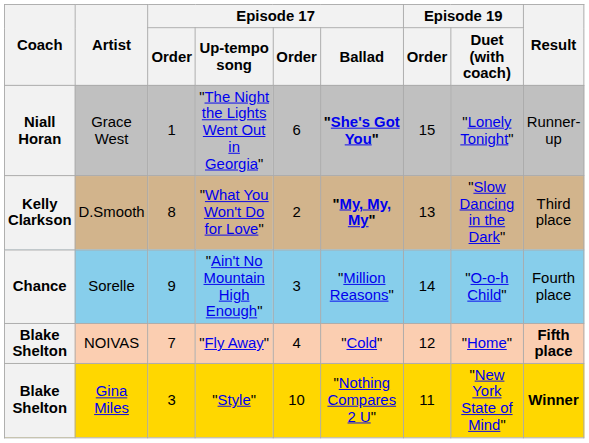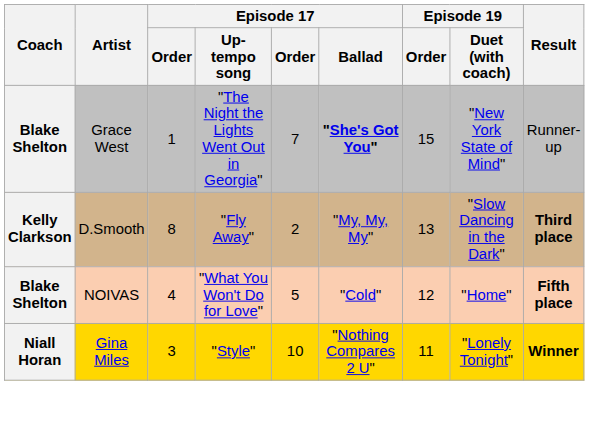(40, 130) Niall Horan -> (40, 138) Blake Shelton
(297, 130) 6 -> (295, 138) 7
(487, 130) "Lonely Tonight" -> (486, 138) "New York State of Mind"
(234, 212) "What You Won't Do for Love" -> (233, 229) "Fly Away"
(362, 212) bold -> (361, 229) normal
(554, 212) normal -> (554, 229) bold
- row: (112, 286)
(172, 343) 7 -> (172, 294) 4
(234, 343) "Fly Away" -> (233, 294) "What You Won't Do for Love"
(297, 343) 4 -> (295, 294) 5
(40, 400) Blake Shelton -> (40, 351) Niall Horan
(487, 400) "New York State of Mind" -> (486, 351) "Lonely Tonight"
